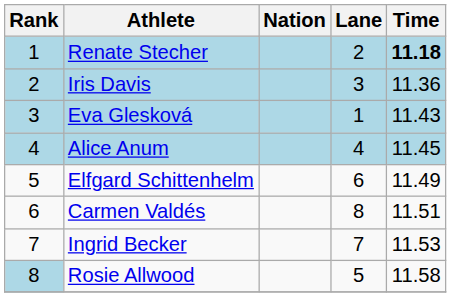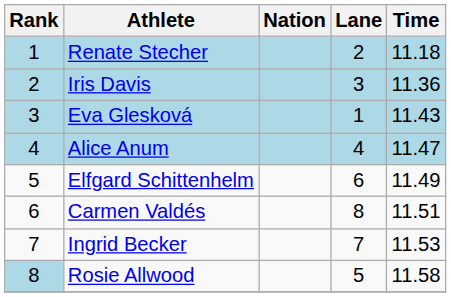(416, 52) bold -> (416, 52) normal
(416, 148) 11.45 -> (416, 148) 11.47
